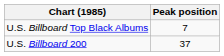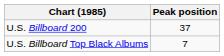rows swapped: (47, 43) <-> (77, 28)
